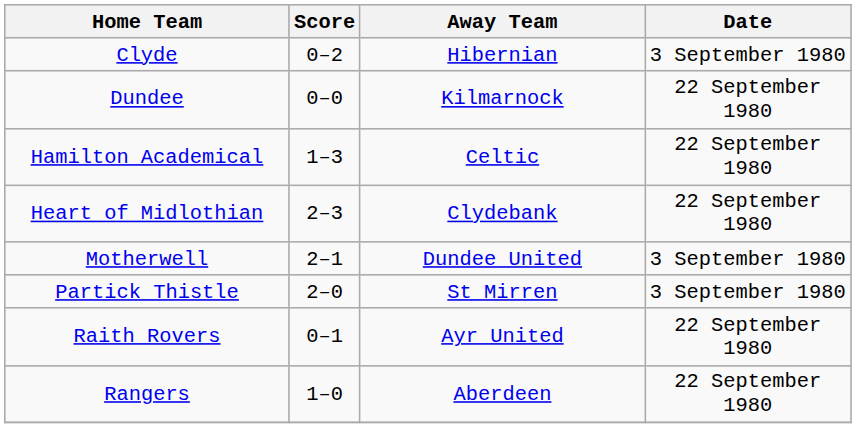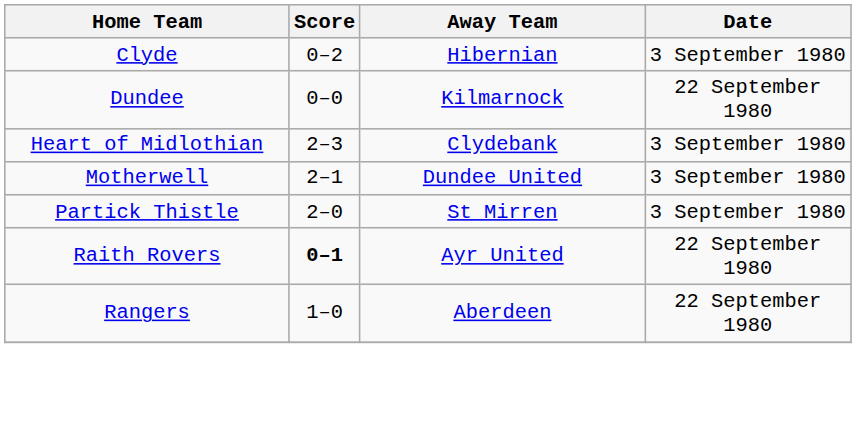- row: (147, 157)
(748, 213) 22 September 1980 -> (748, 145) 3 September 1980
(325, 337) normal -> (325, 256) bold
